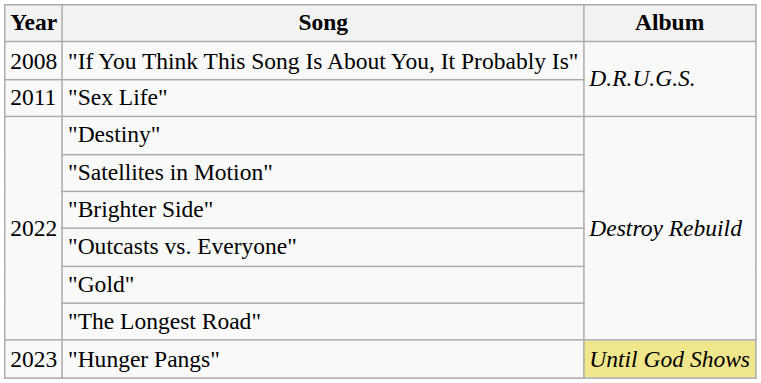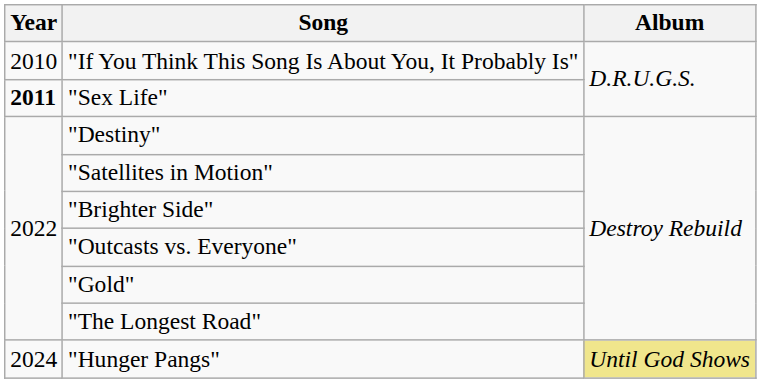(34, 60) 2008 -> (34, 60) 2010
(33, 97) normal -> (33, 97) bold
(34, 358) 2023 -> (34, 358) 2024
